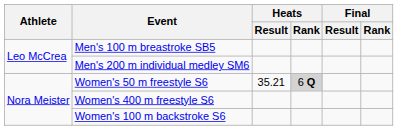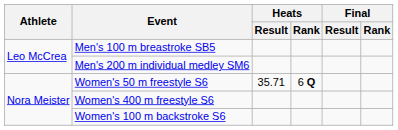(271, 83) 35.21 -> (271, 83) 35.71
(306, 83) lightgrey background -> (306, 83) no background
